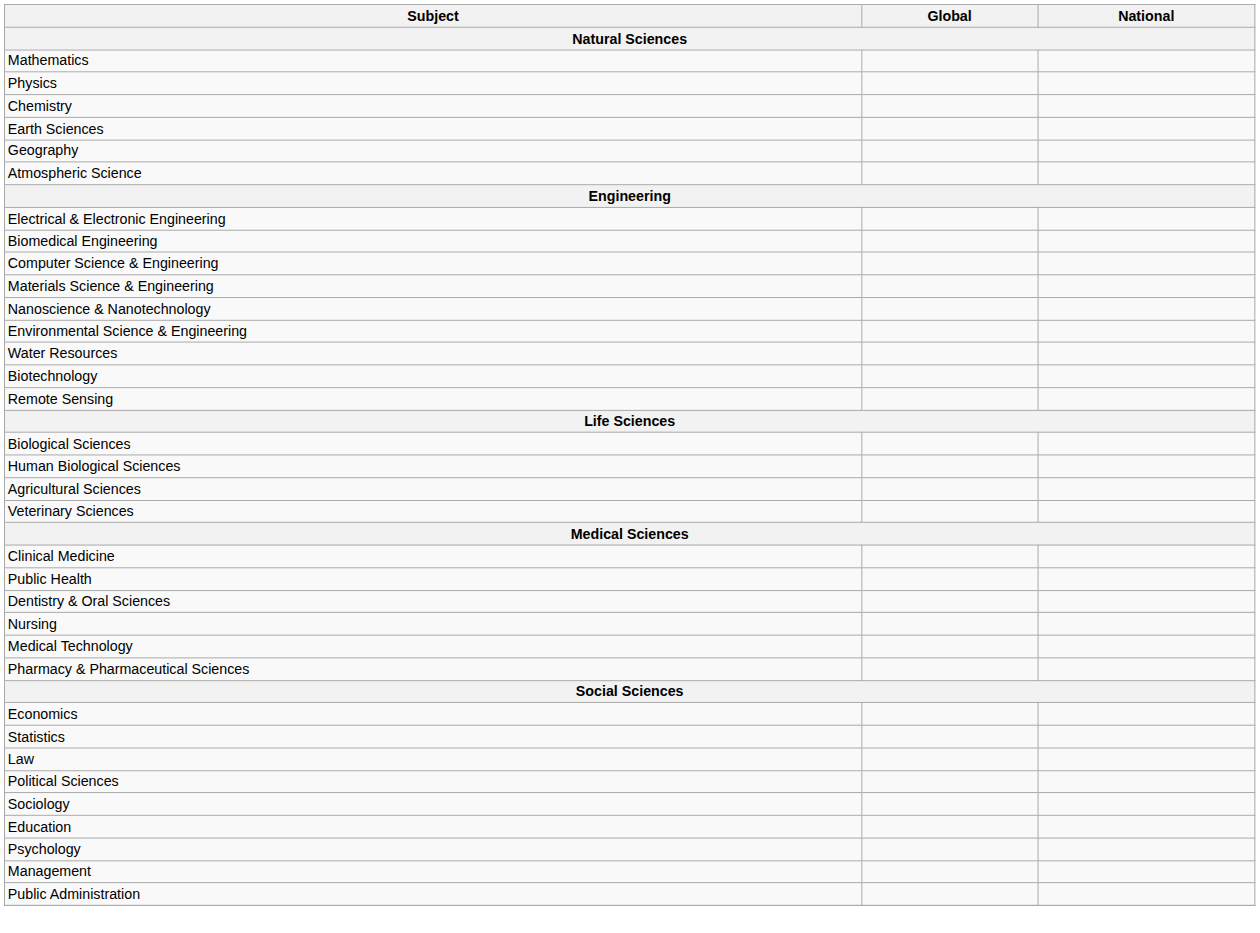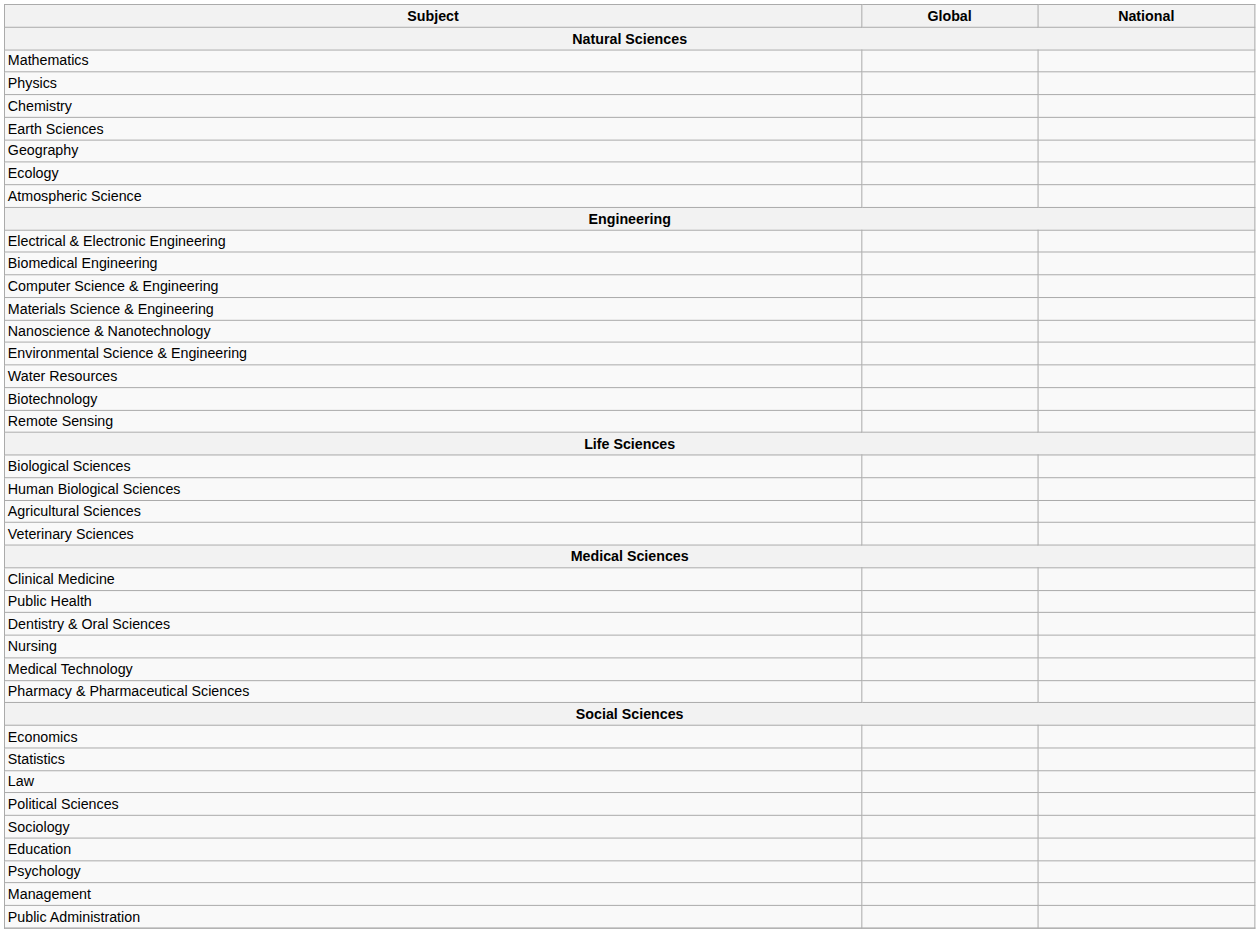+ row: (33, 174)
